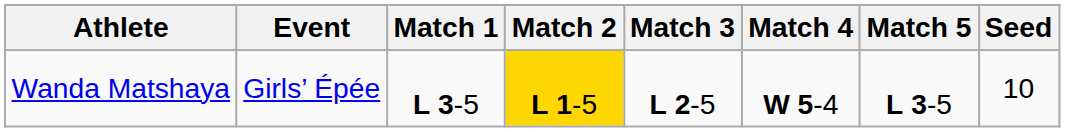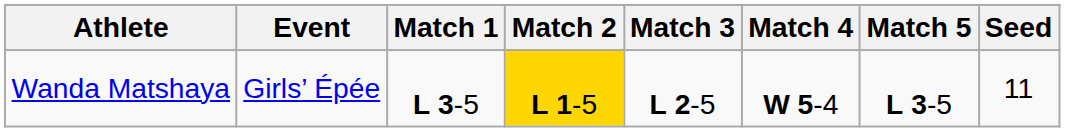(1018, 88) 10 -> (1018, 88) 11
